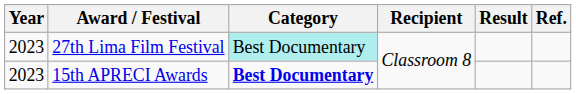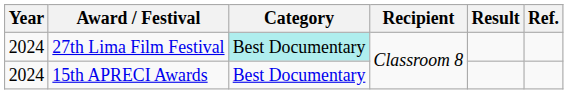(26, 46) 2023 -> (26, 46) 2024
(26, 74) 2023 -> (26, 74) 2024
(303, 74) bold -> (299, 74) normal
